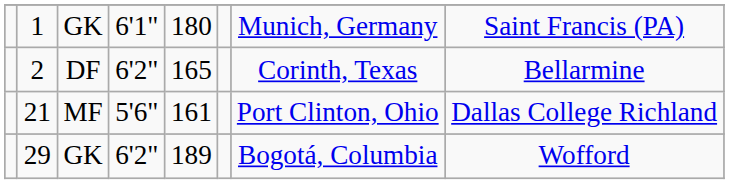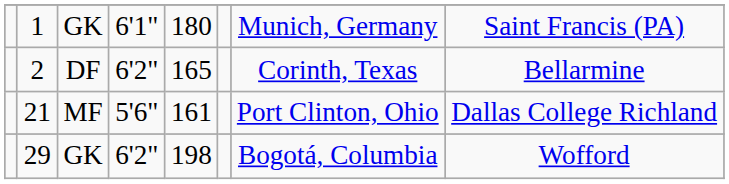(191, 155) 189 -> (191, 155) 198
